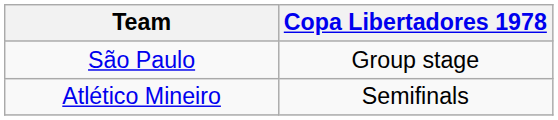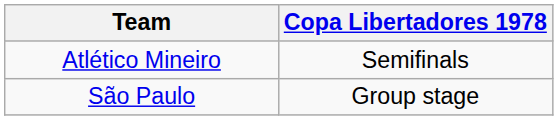rows swapped: (142, 96) <-> (142, 59)
